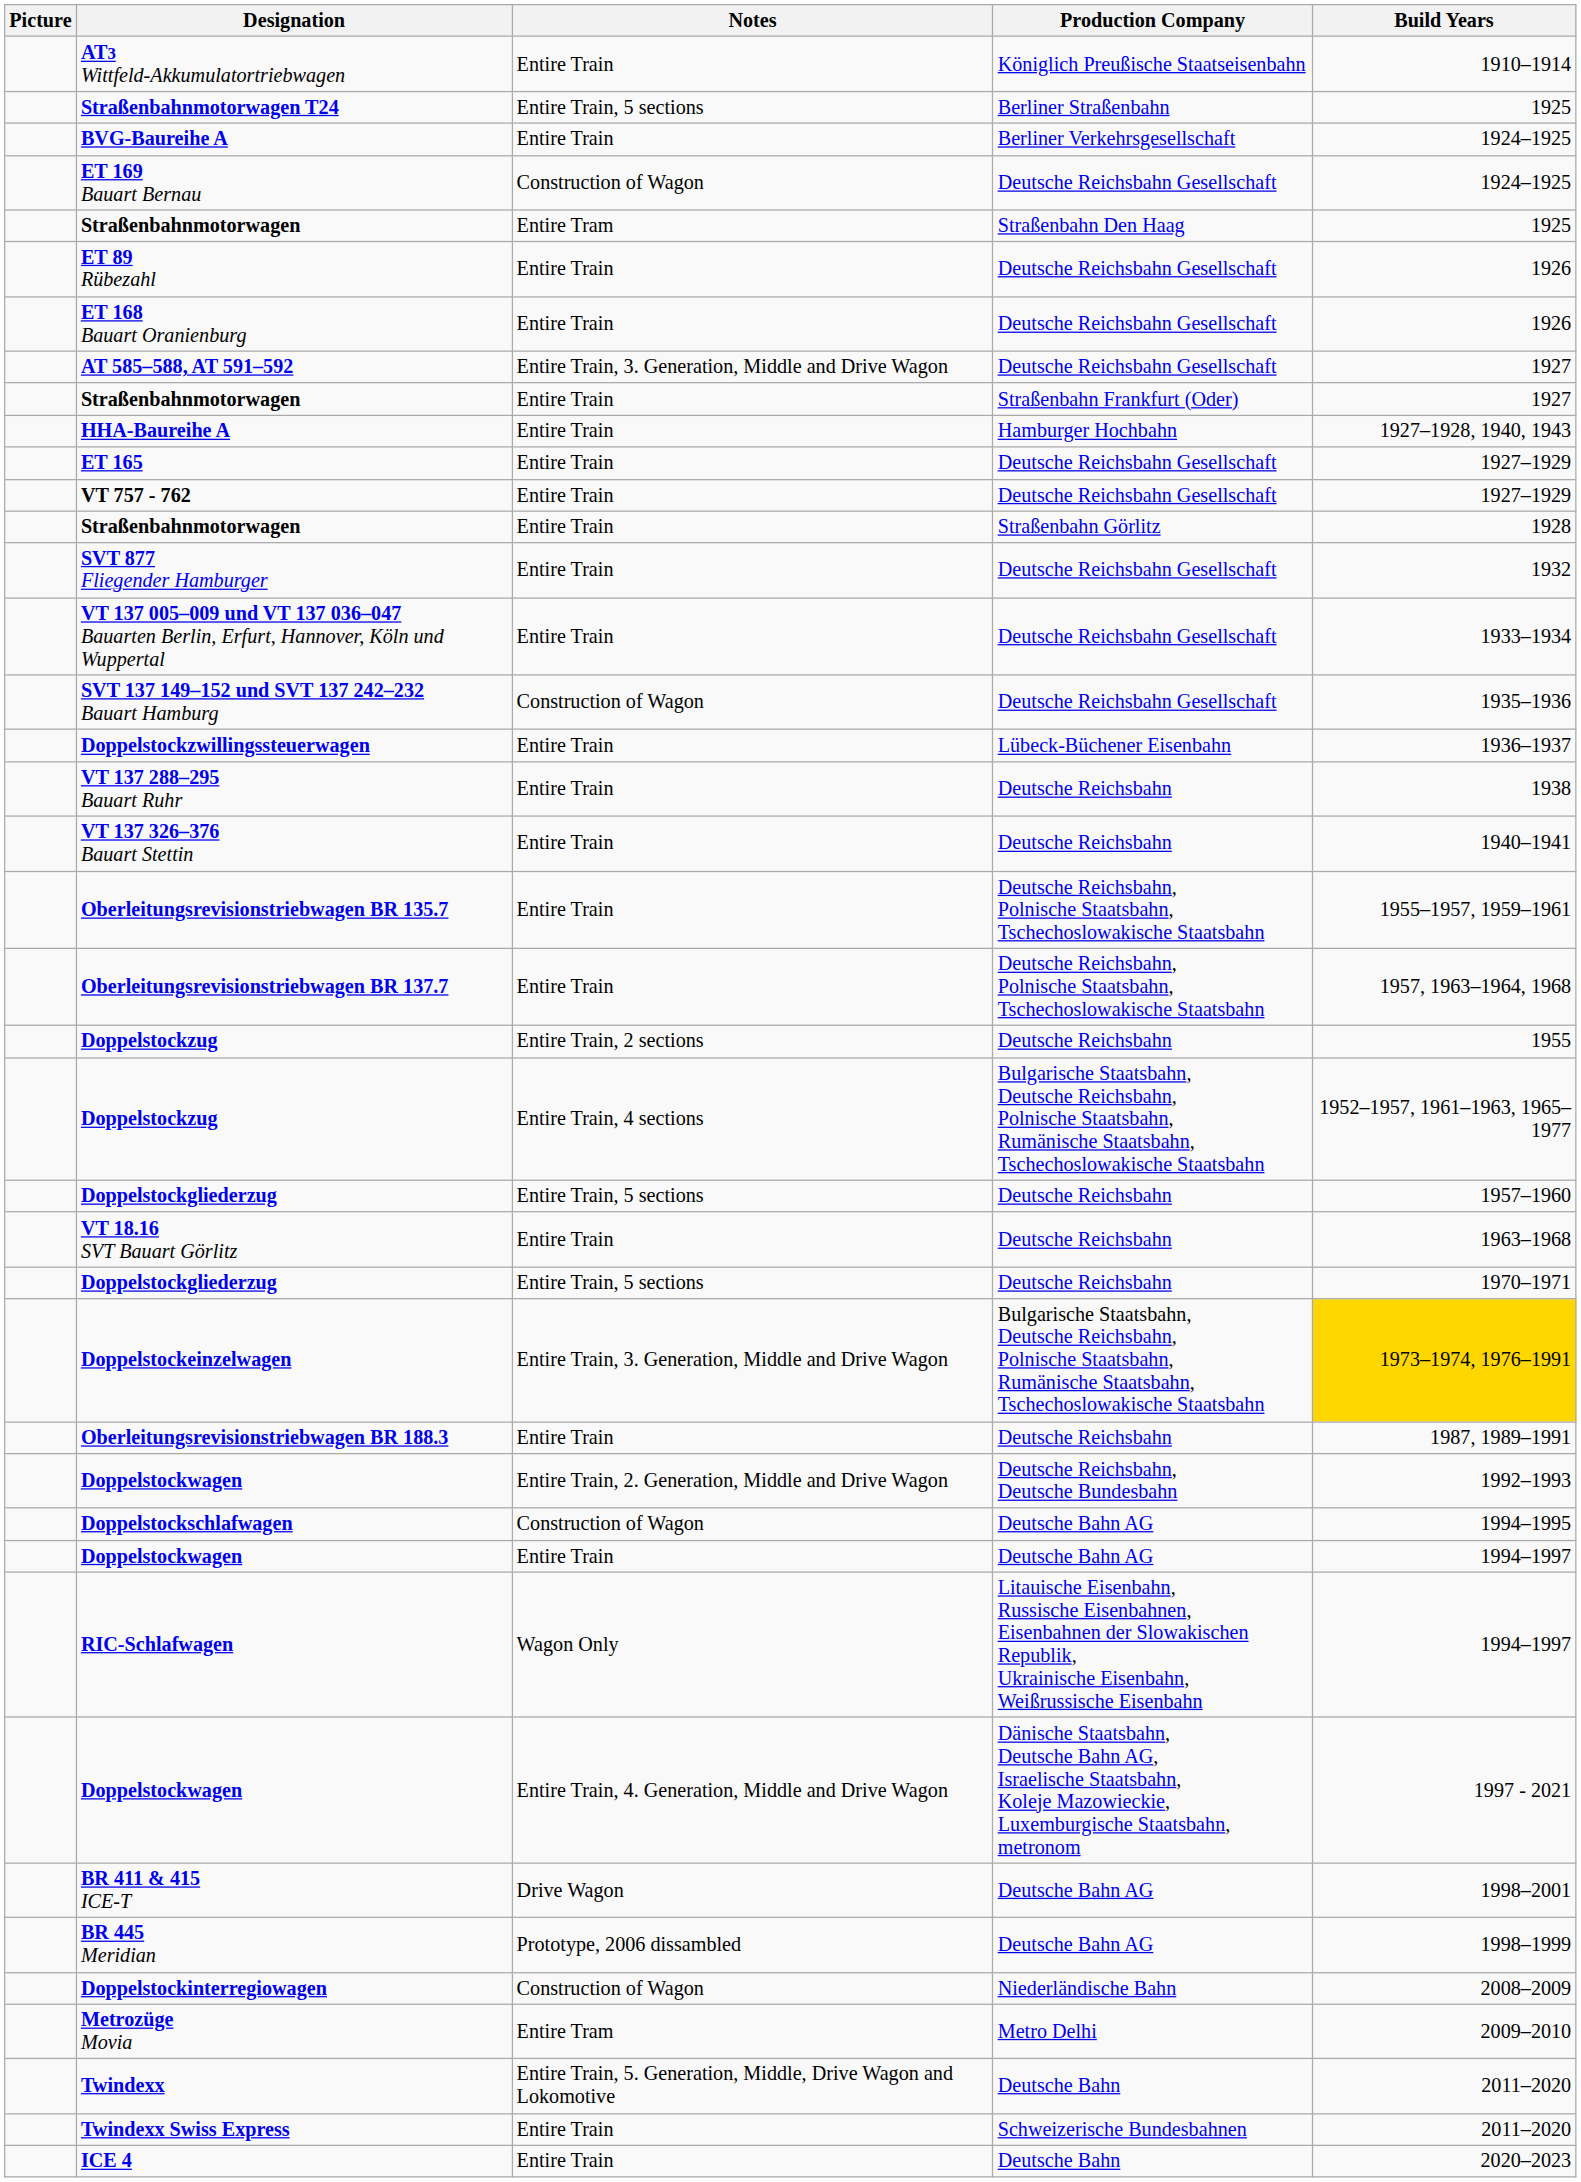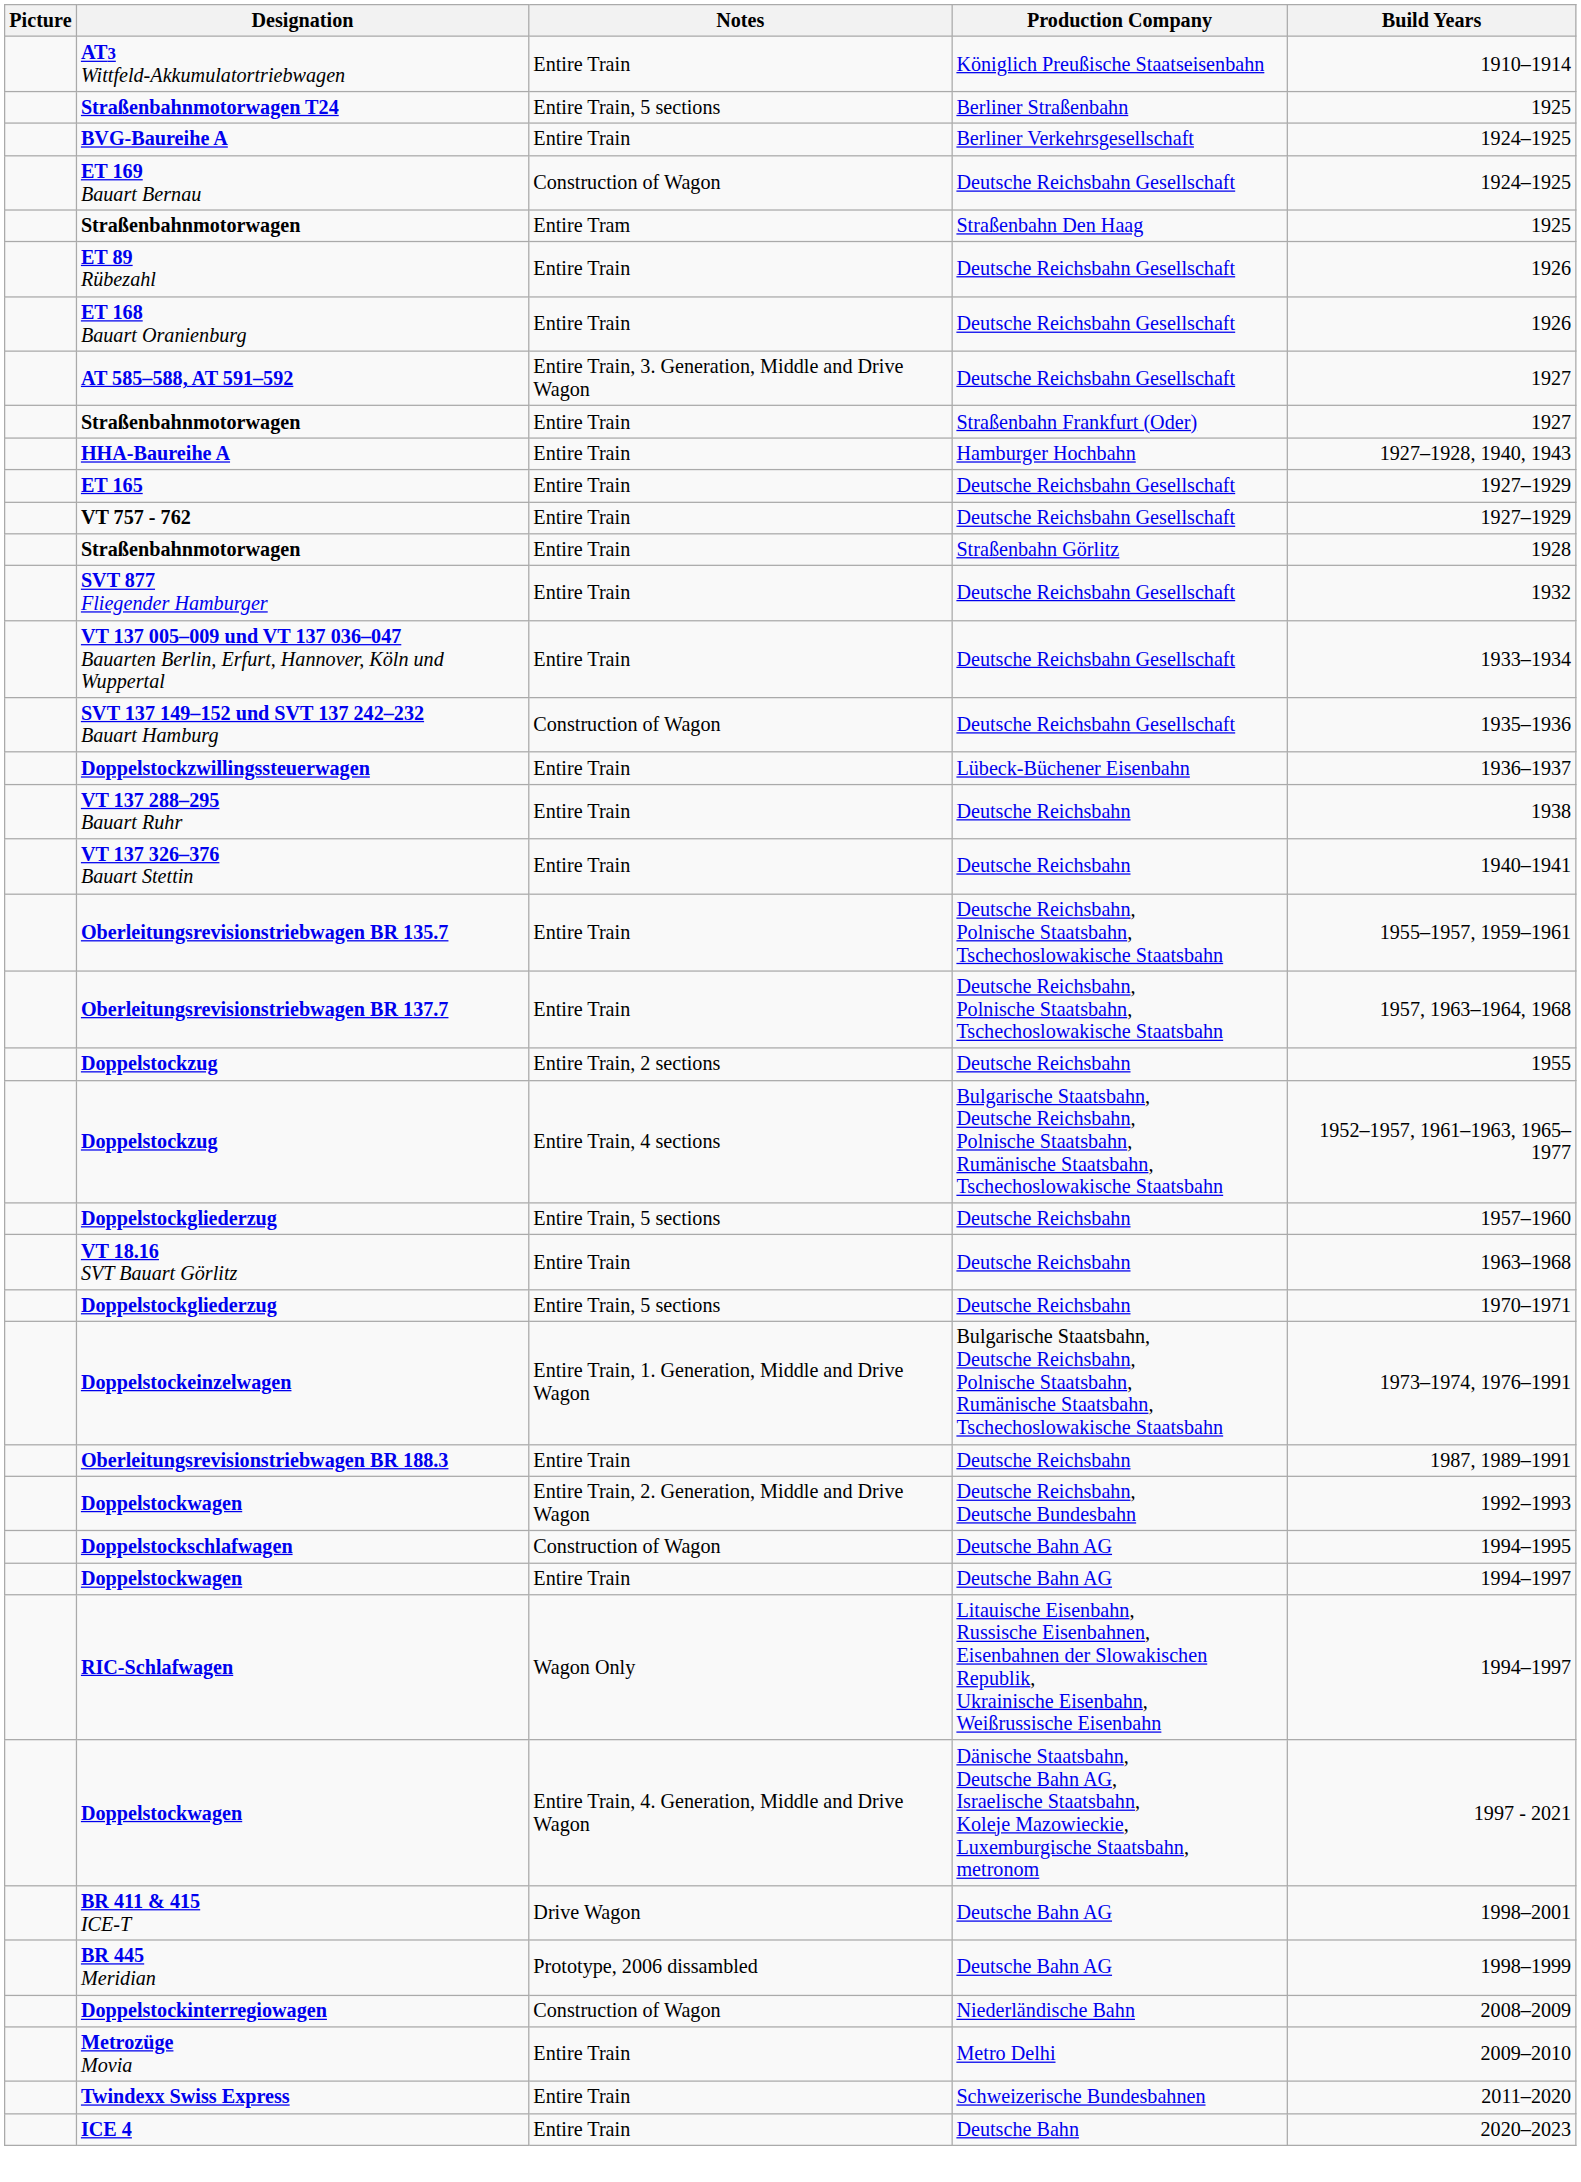(732, 1360) Entire Train, 3. Generation, Middle and Drive Wagon -> (718, 1382) Entire Train, 1. Generation, Middle and Drive Wagon
(1475, 1360) gold background -> (1475, 1382) no background
(565, 2031) Entire Tram -> (582, 2053) Entire Train
- row: (123, 2085)
